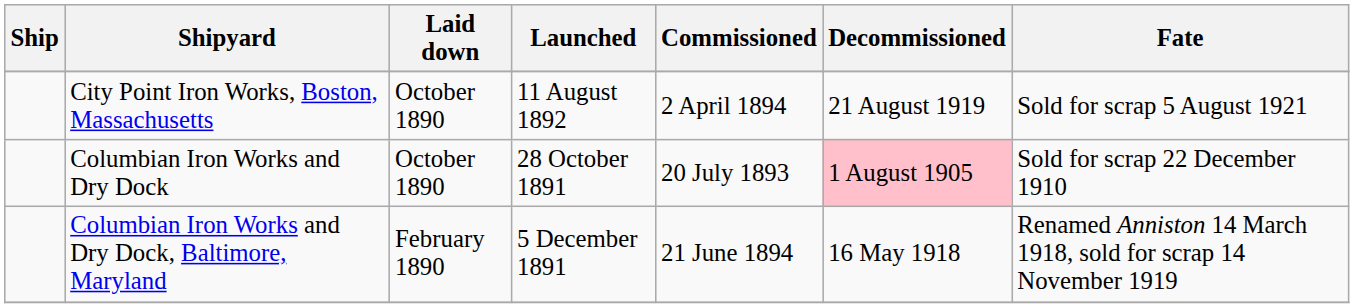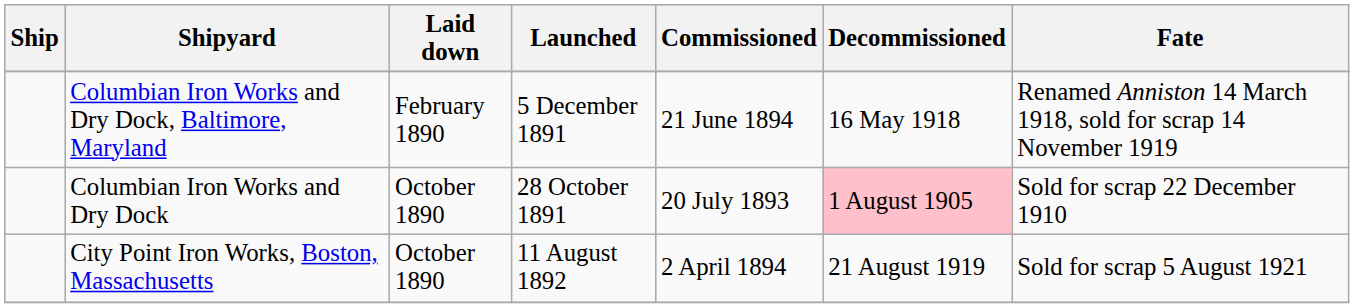rows swapped: (205, 253) <-> (224, 105)
